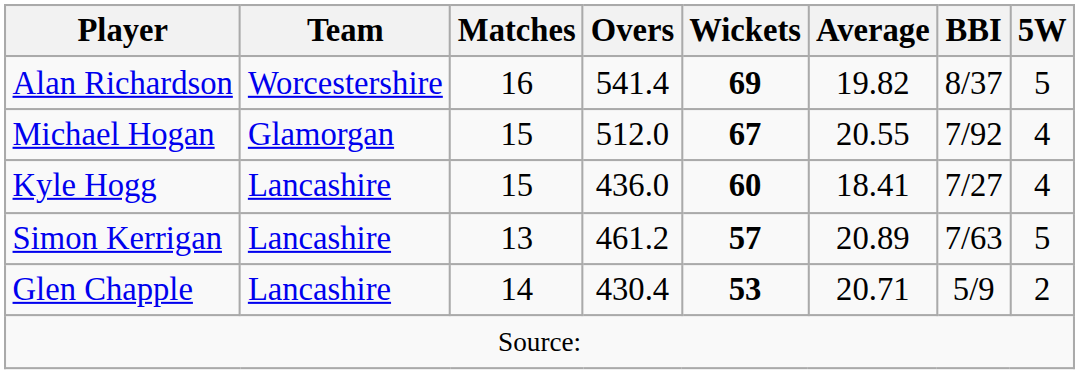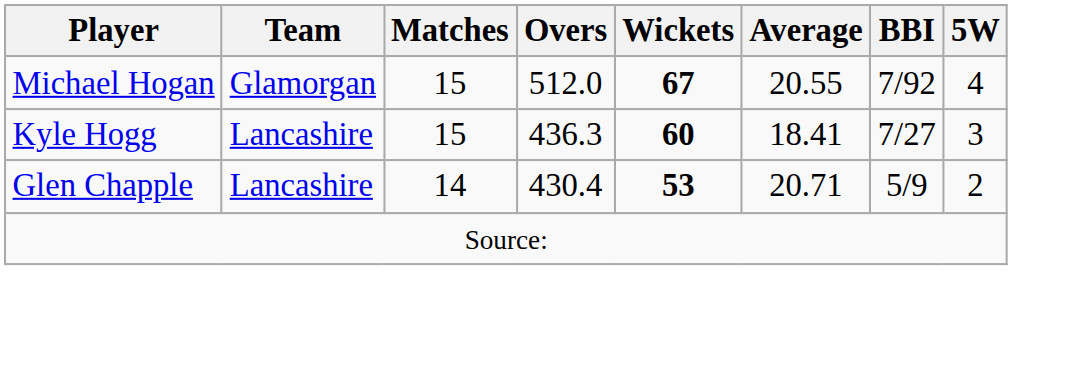- row: (123, 82)
(632, 185) 436.0 -> (566, 133) 436.3
(1042, 185) 4 -> (975, 133) 3
- row: (117, 237)
